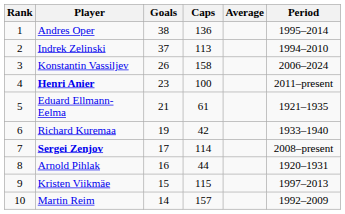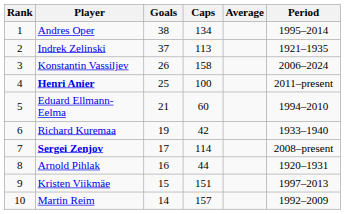(203, 30) 136 -> (203, 30) 134
(304, 48) 1994–2010 -> (304, 48) 1921–1935
(164, 83) 23 -> (164, 83) 25
(203, 107) 61 -> (203, 107) 60
(304, 107) 1921–1935 -> (304, 107) 1994–2010
(203, 183) 115 -> (203, 183) 151
